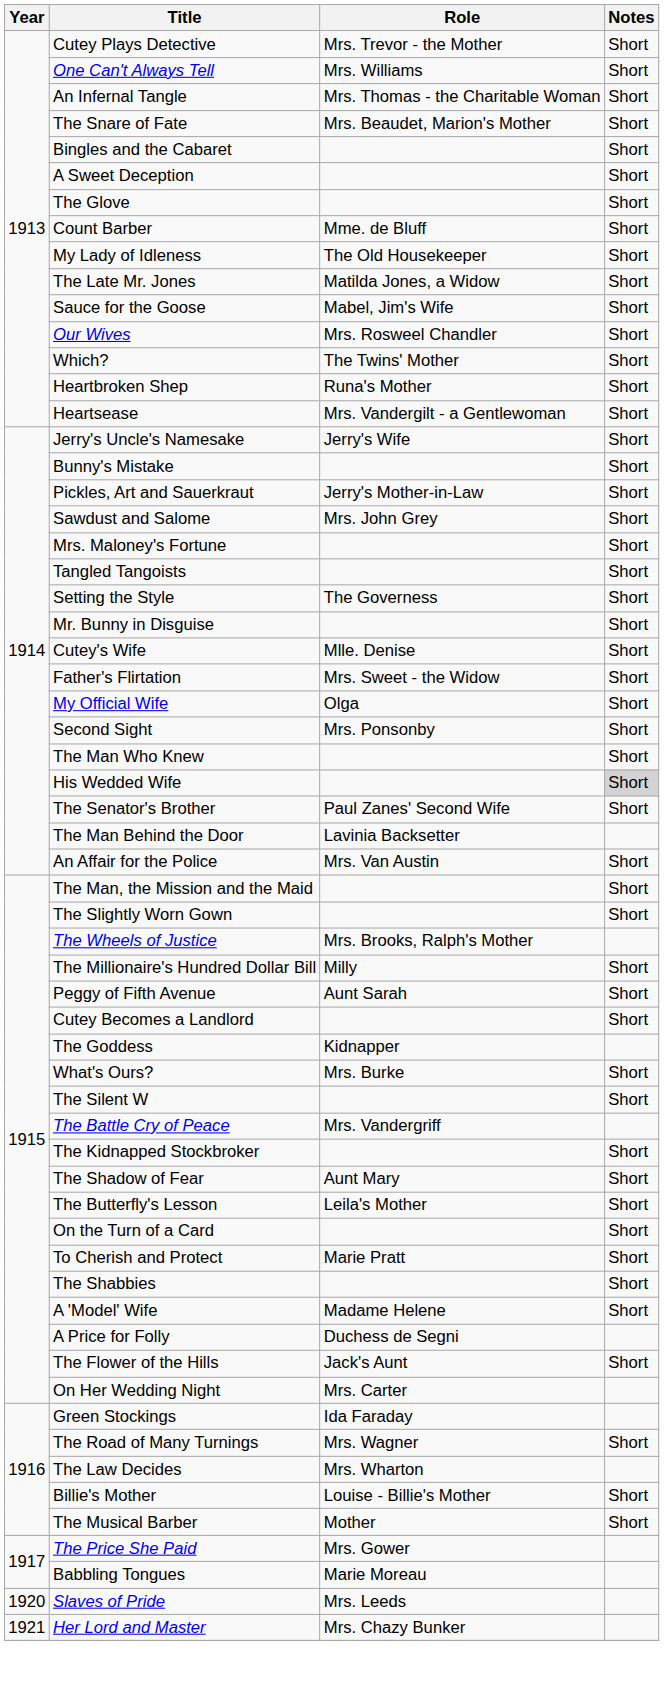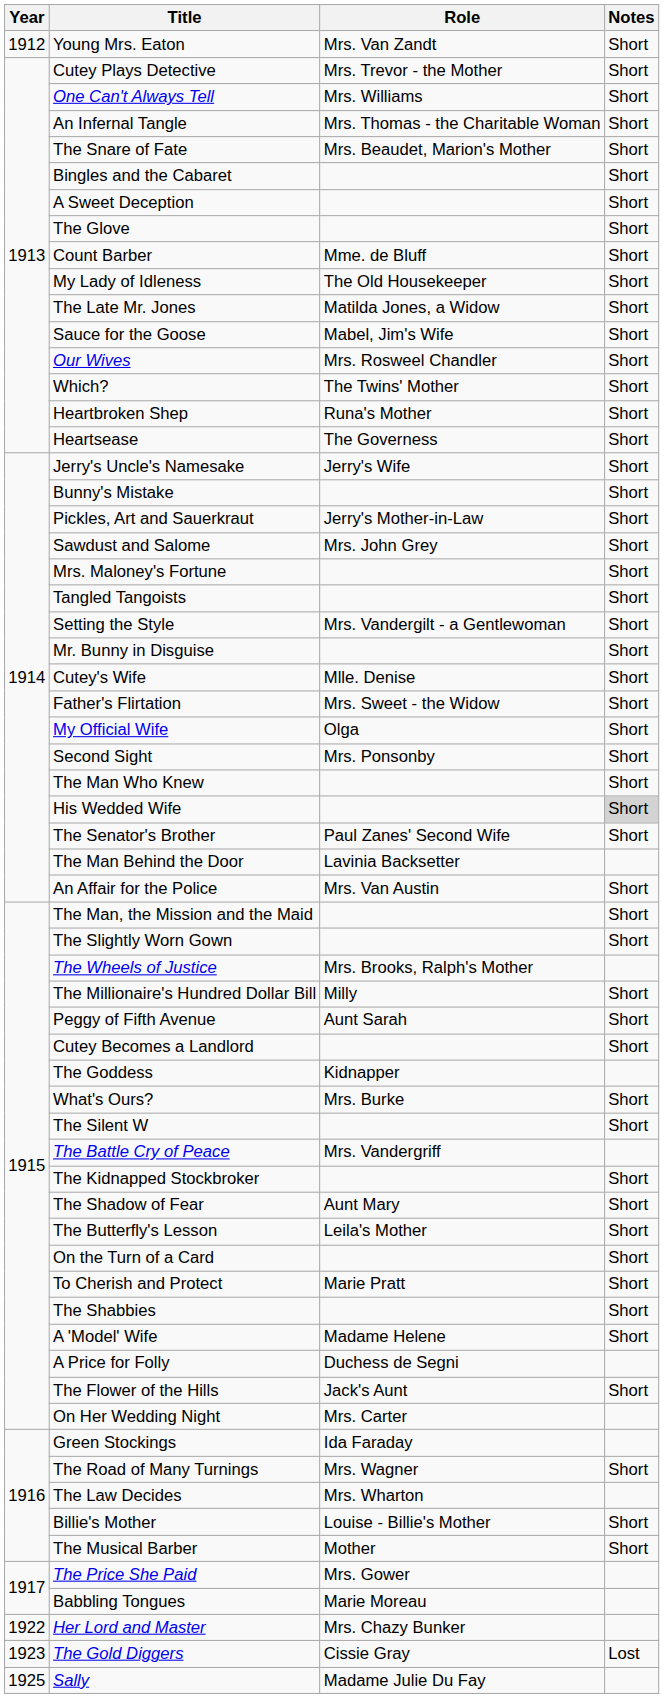+ row: (119, 44)
(445, 413) Mrs. Vandergilt - a Gentlewoman -> (381, 439) The Governess
(381, 598) The Governess -> (445, 624) Mrs. Vandergilt - a Gentlewoman
- row: (109, 1601)
(27, 1627) 1921 -> (27, 1627) 1922
+ row: (118, 1653)
+ row: (71, 1680)
